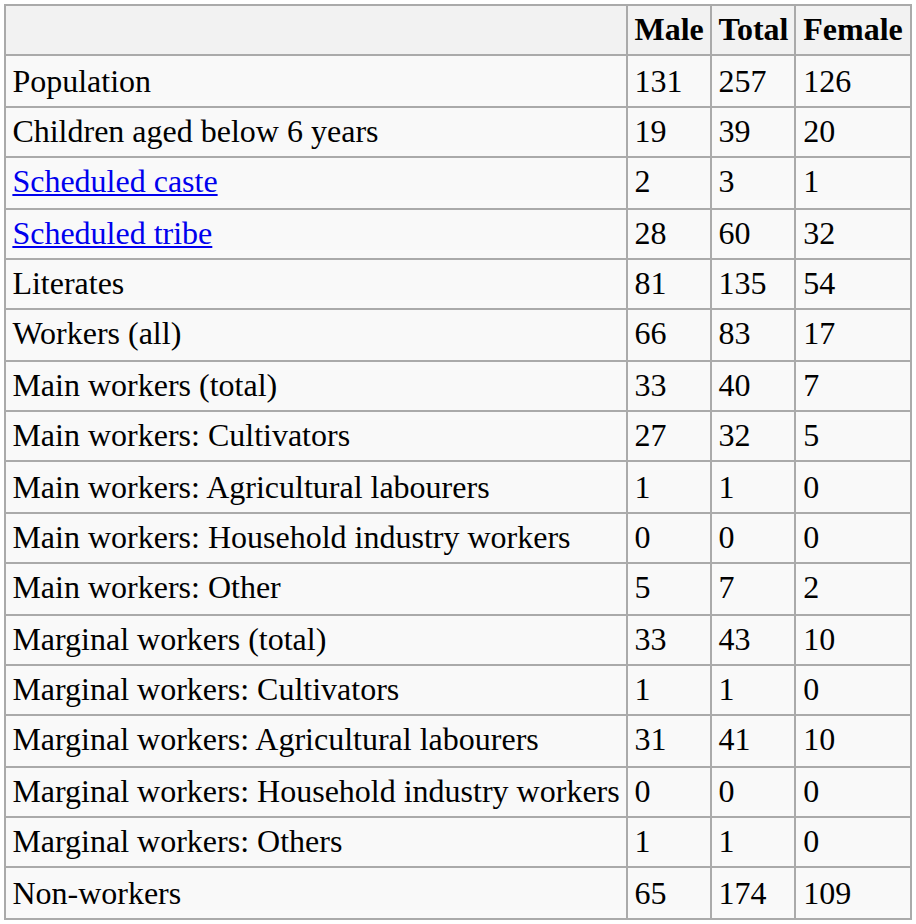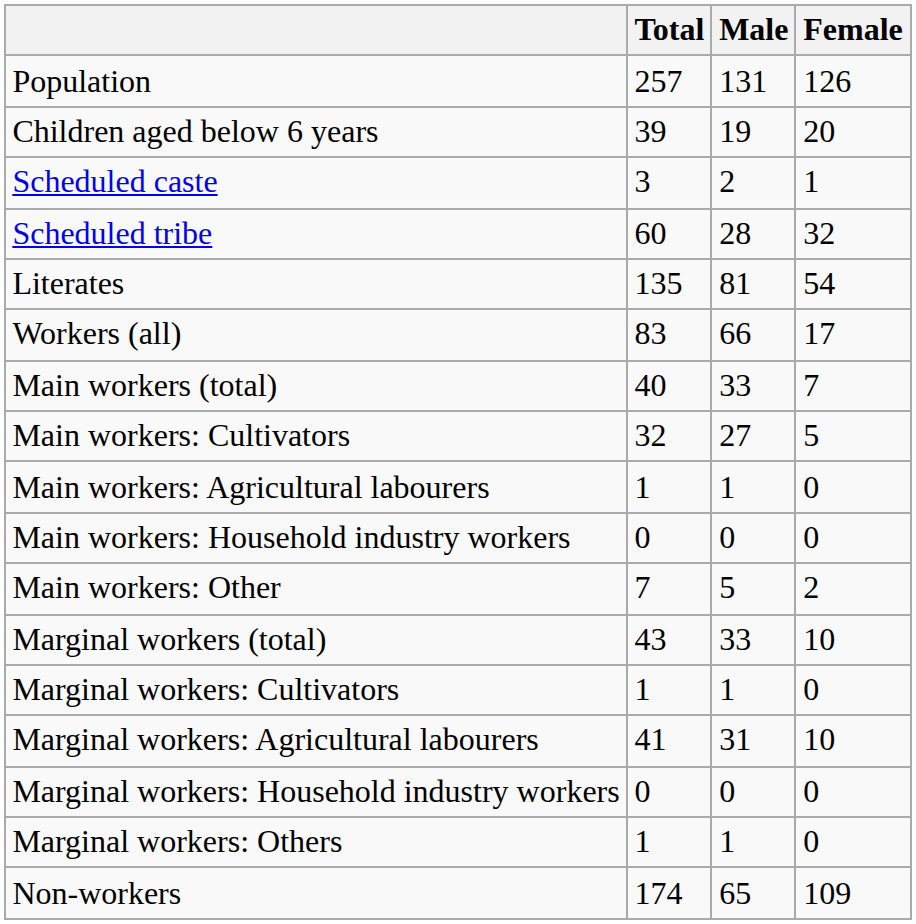columns swapped: (753, 29) <-> (669, 29)
